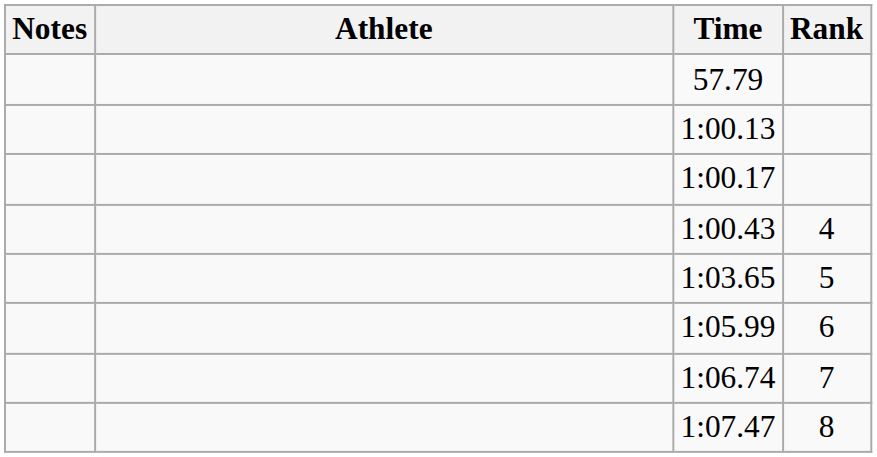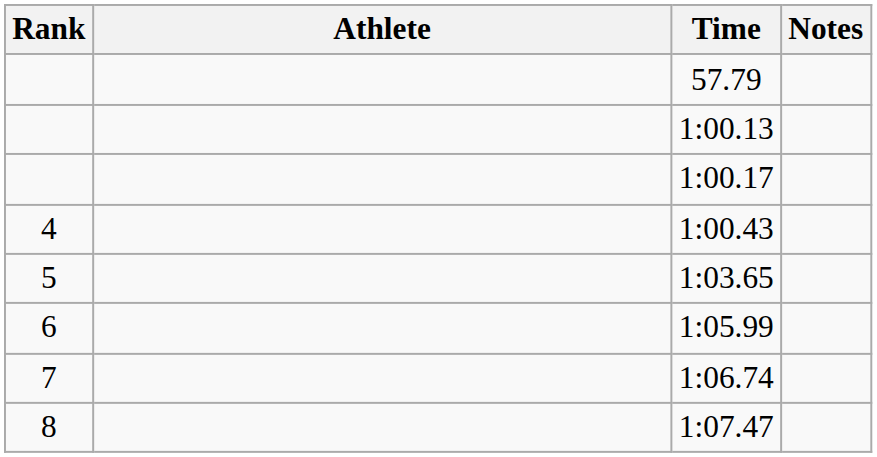columns swapped: (827, 29) <-> (50, 29)
